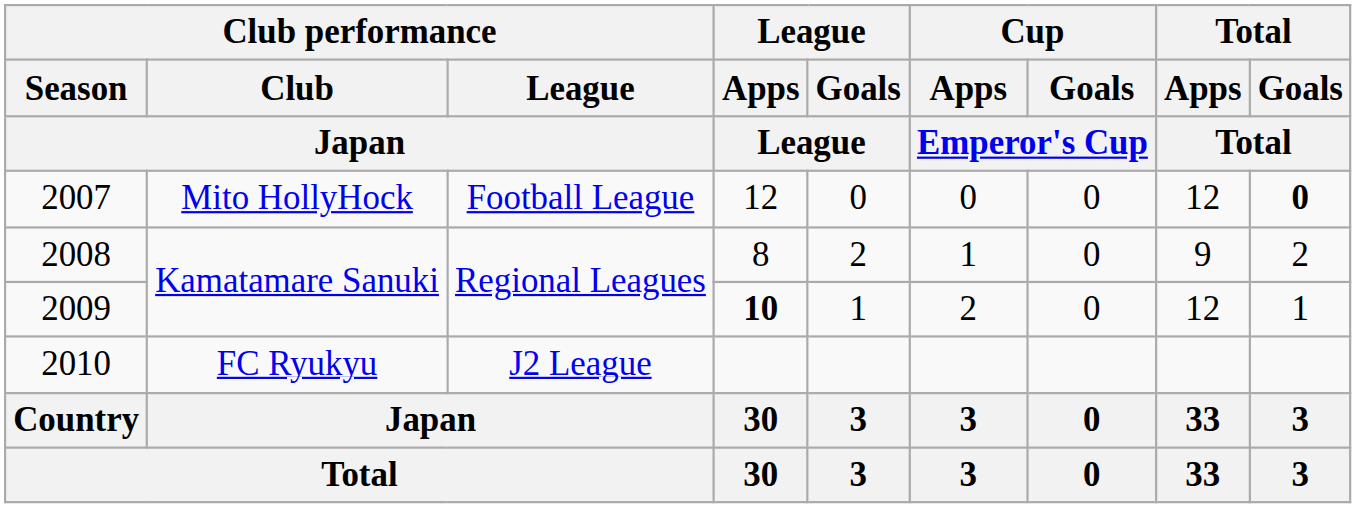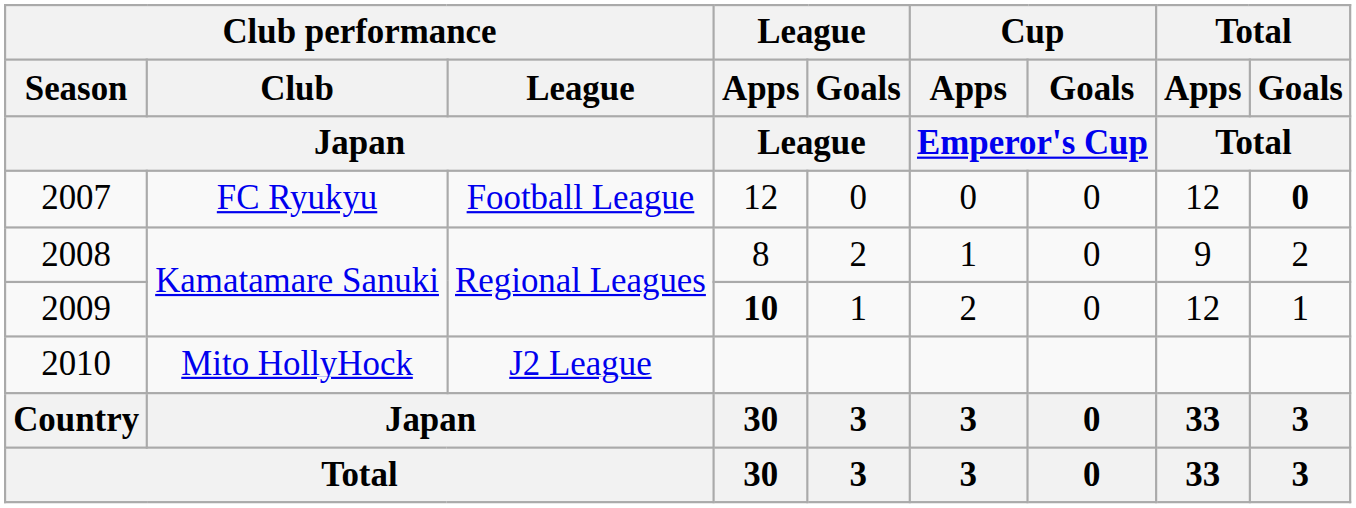(297, 198) Mito HollyHock -> (297, 198) FC Ryukyu
(297, 364) FC Ryukyu -> (297, 364) Mito HollyHock
